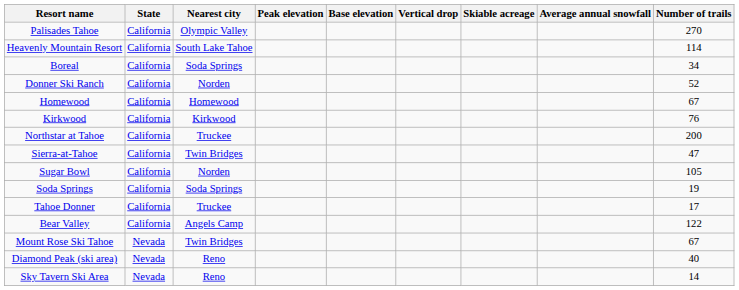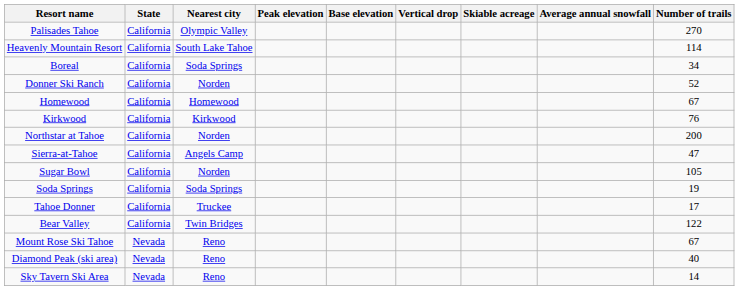(214, 136) Truckee -> (214, 136) Norden
(214, 154) Twin Bridges -> (214, 154) Angels Camp
(214, 224) Angels Camp -> (214, 224) Twin Bridges
(214, 242) Twin Bridges -> (214, 242) Reno
